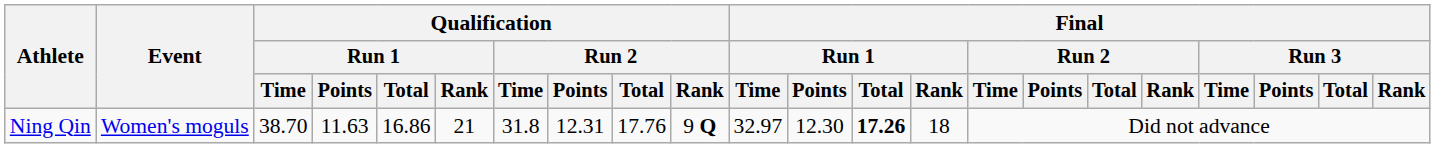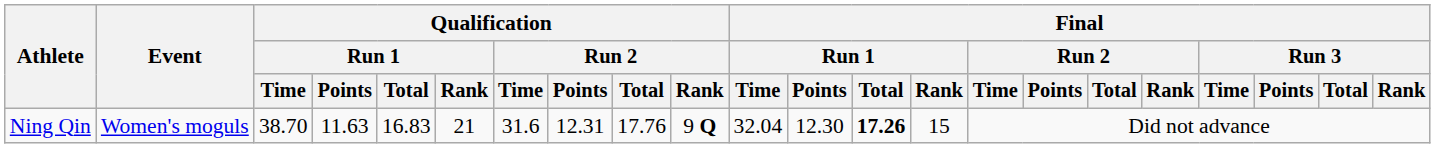(406, 125) 16.86 -> (406, 125) 16.83
(521, 125) 31.8 -> (521, 125) 31.6
(758, 125) 32.97 -> (758, 125) 32.04
(939, 125) 18 -> (939, 125) 15
